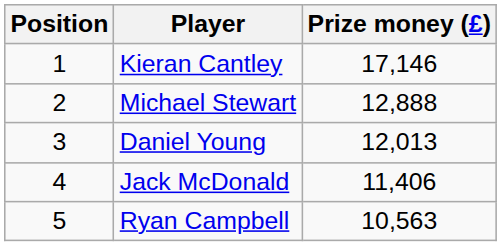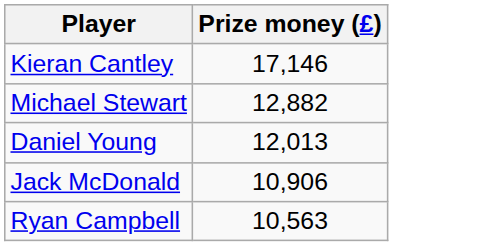- column: (59, 24)
(399, 102) 12,888 -> (290, 102) 12,882
(399, 181) 11,406 -> (290, 181) 10,906
